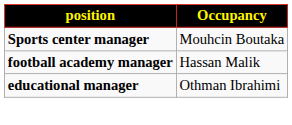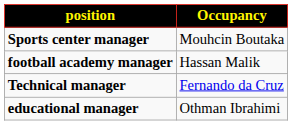+ row: (67, 85)
